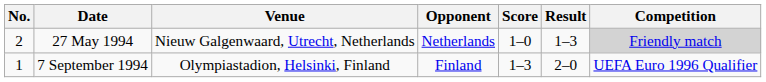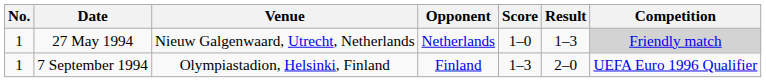(19, 40) 2 -> (19, 40) 1
